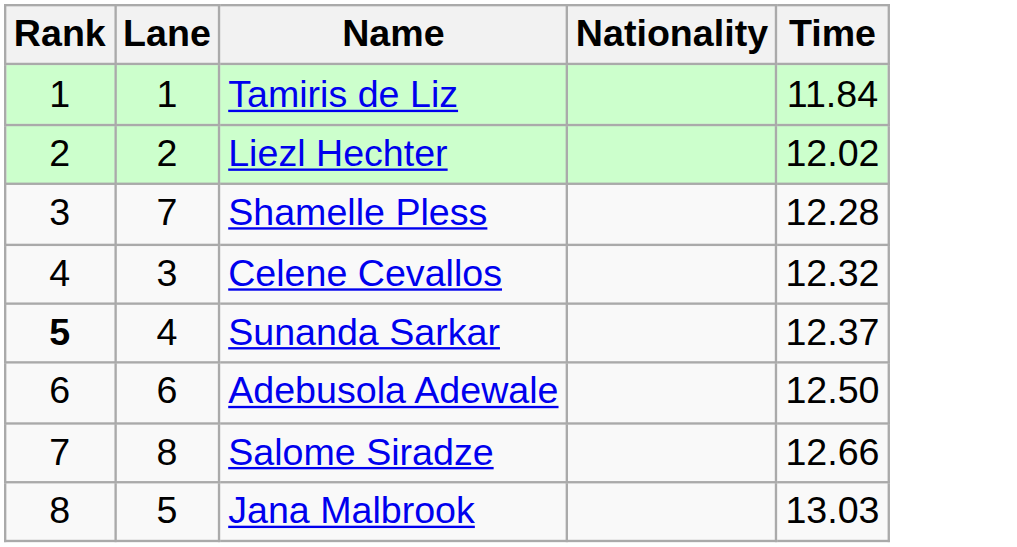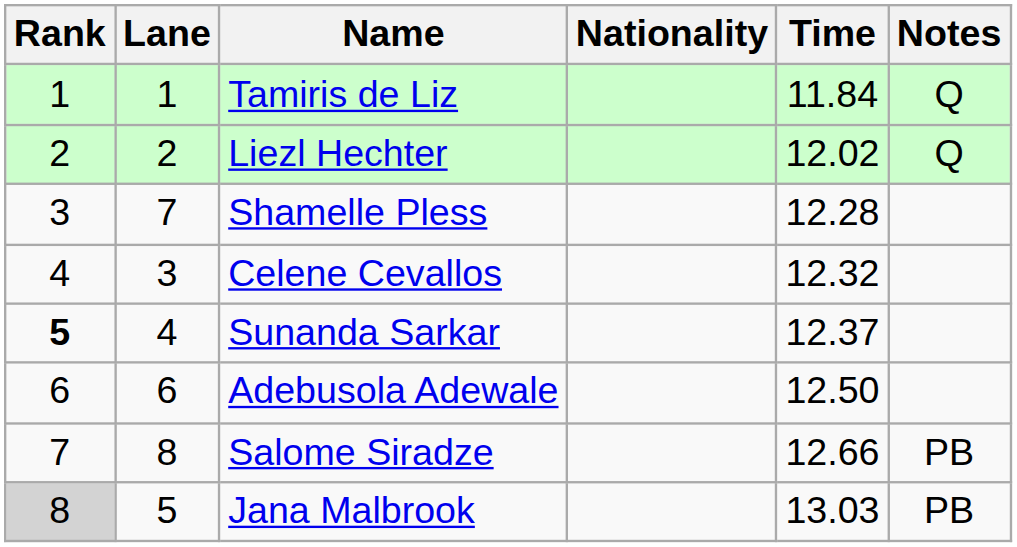+ column: (949, 34)
(60, 511) no background -> (60, 511) lightgrey background
